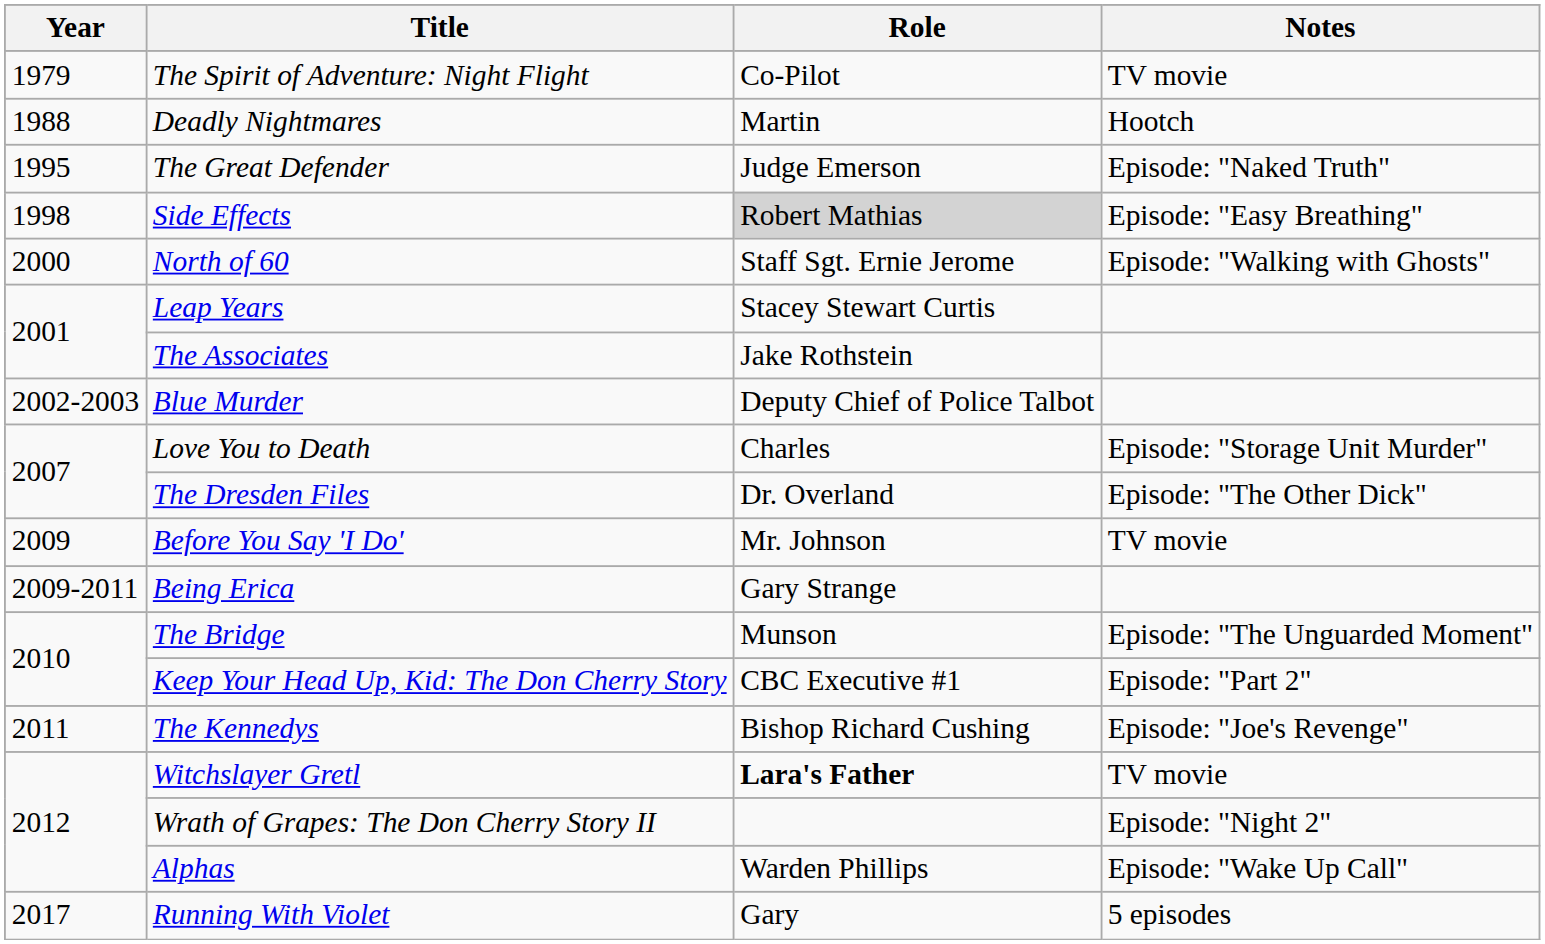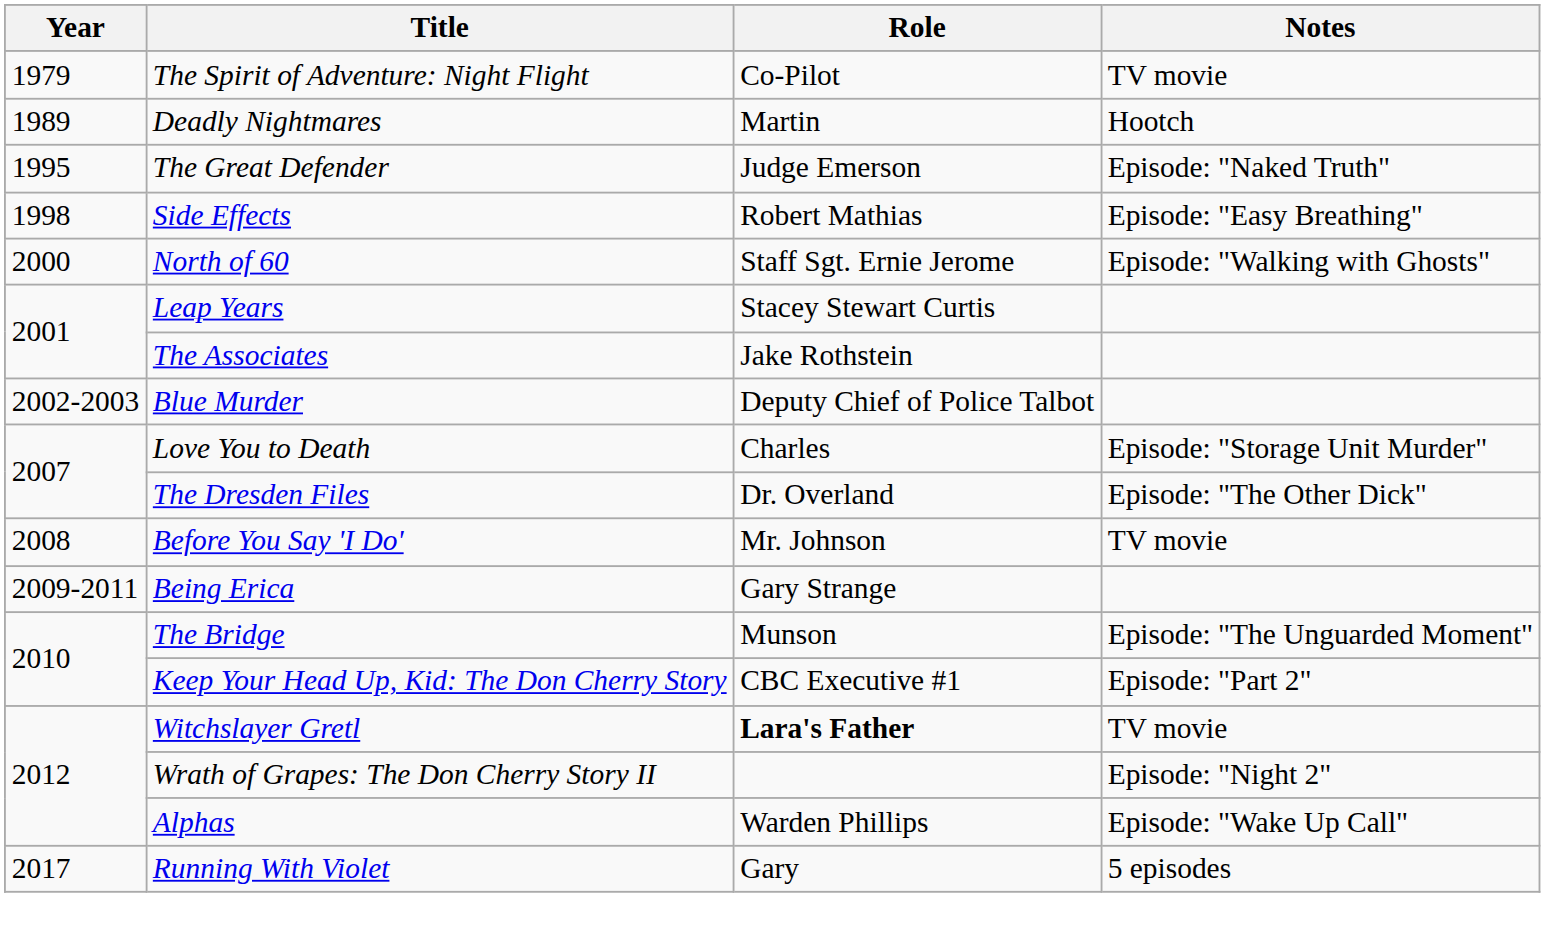(41, 121) 1988 -> (41, 121) 1989
(831, 214) lightgrey background -> (831, 214) no background
(41, 541) 2009 -> (41, 541) 2008
- row: (236, 728)
